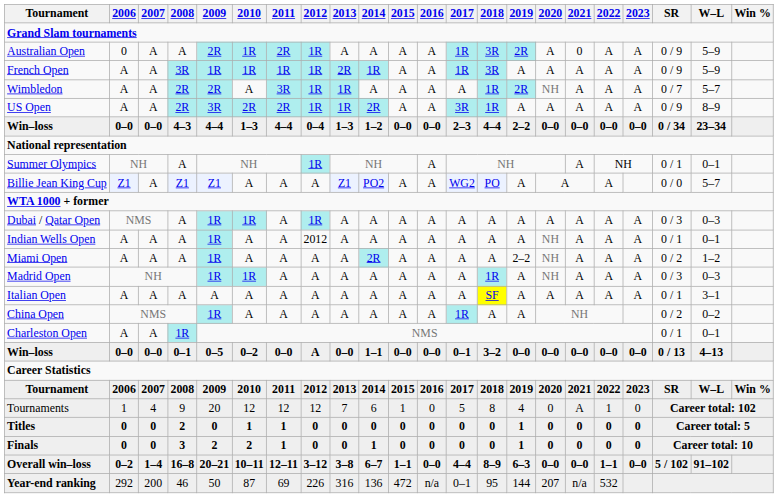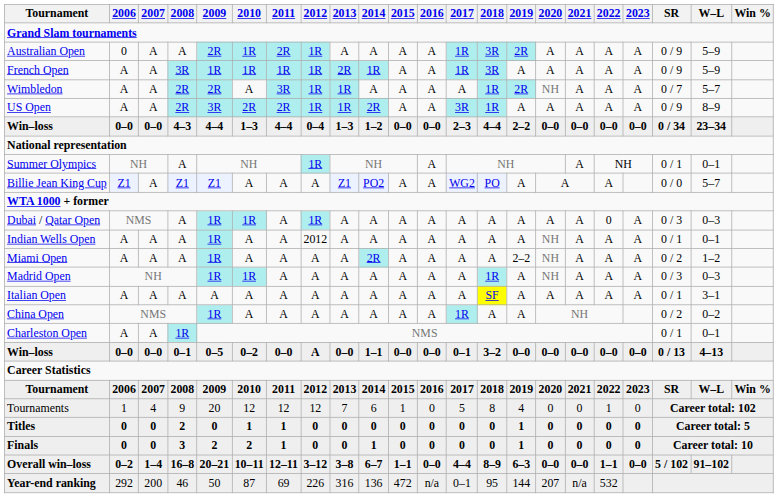(580, 51) 0 -> (580, 51) A
(609, 220) A -> (609, 220) 0
(580, 408) A -> (580, 408) 0
